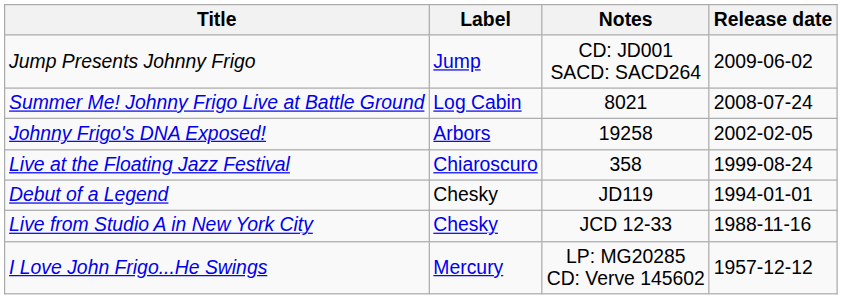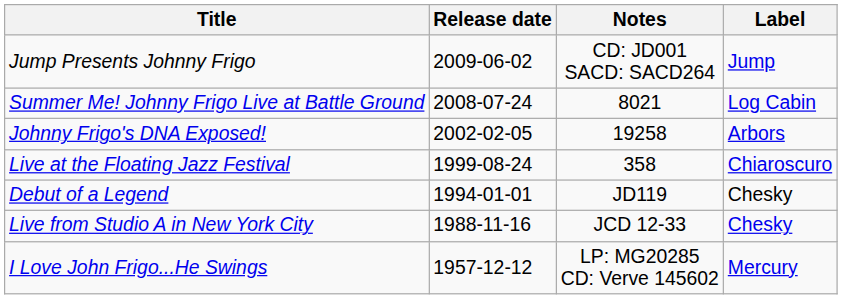columns swapped: (773, 19) <-> (486, 19)
